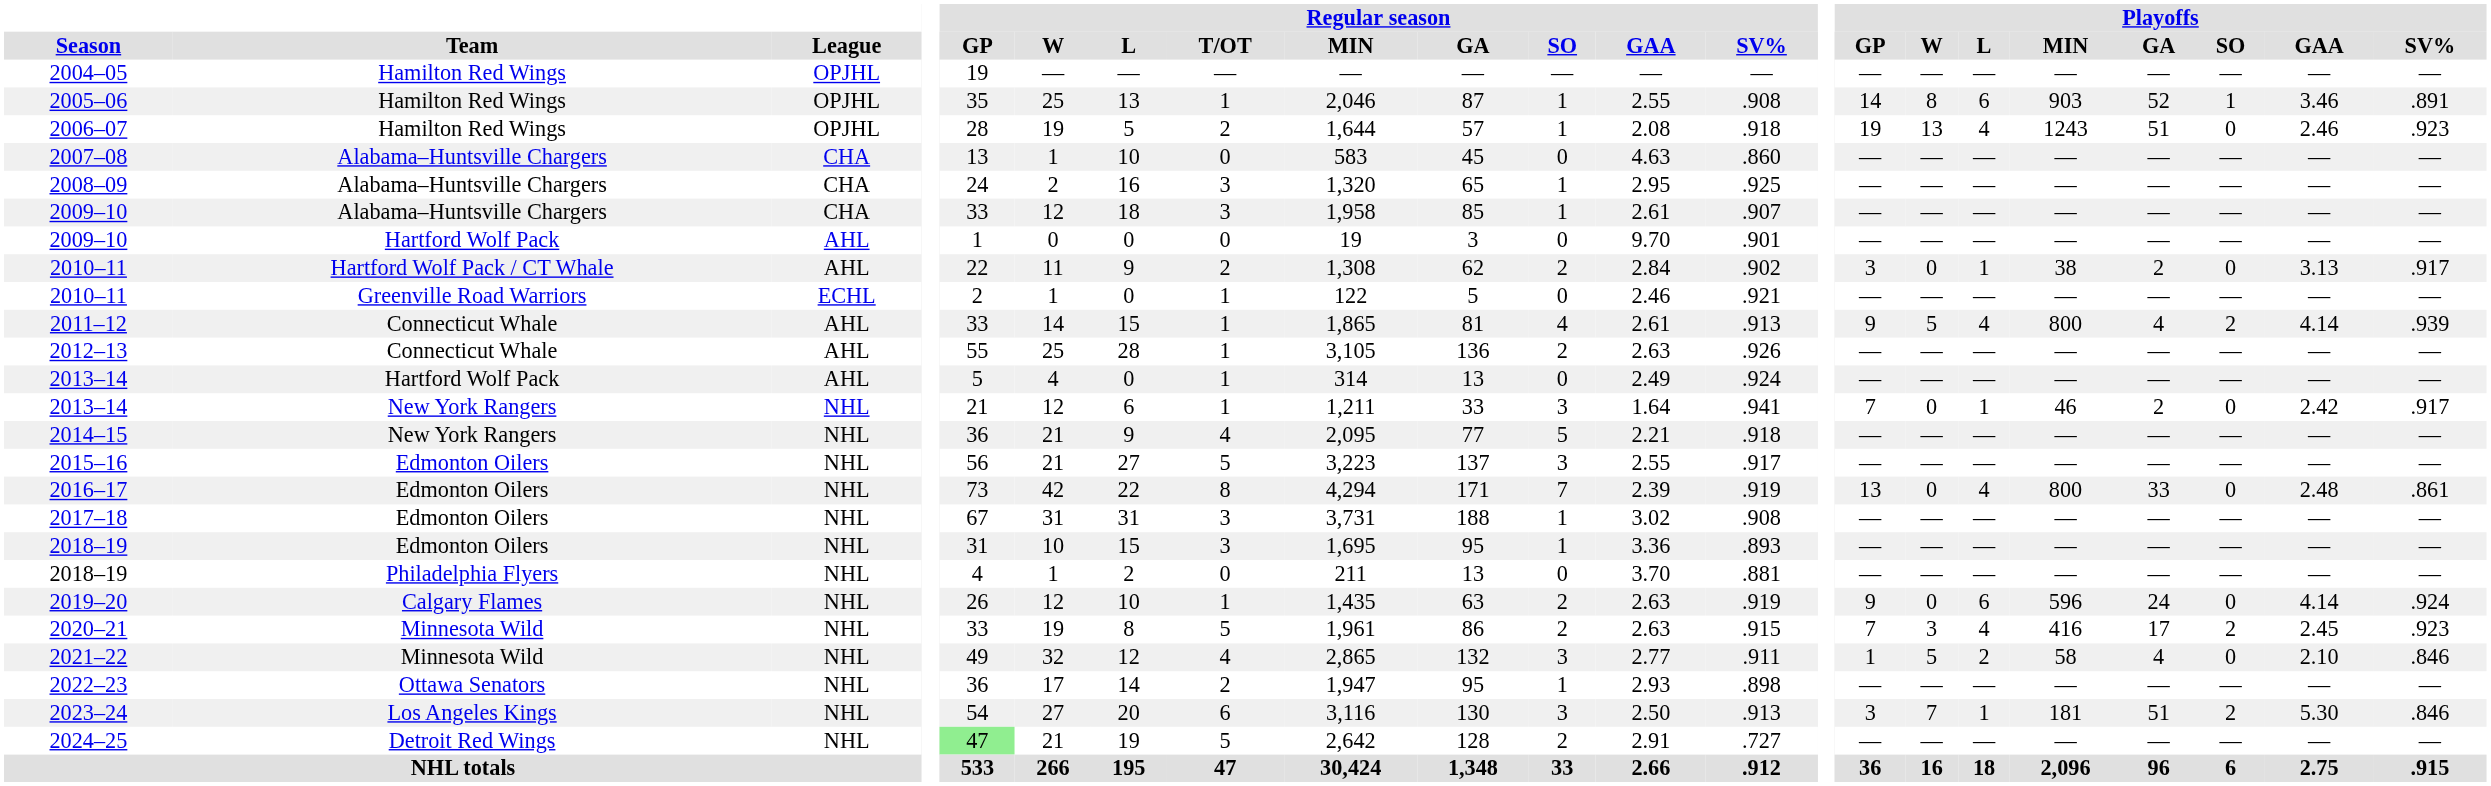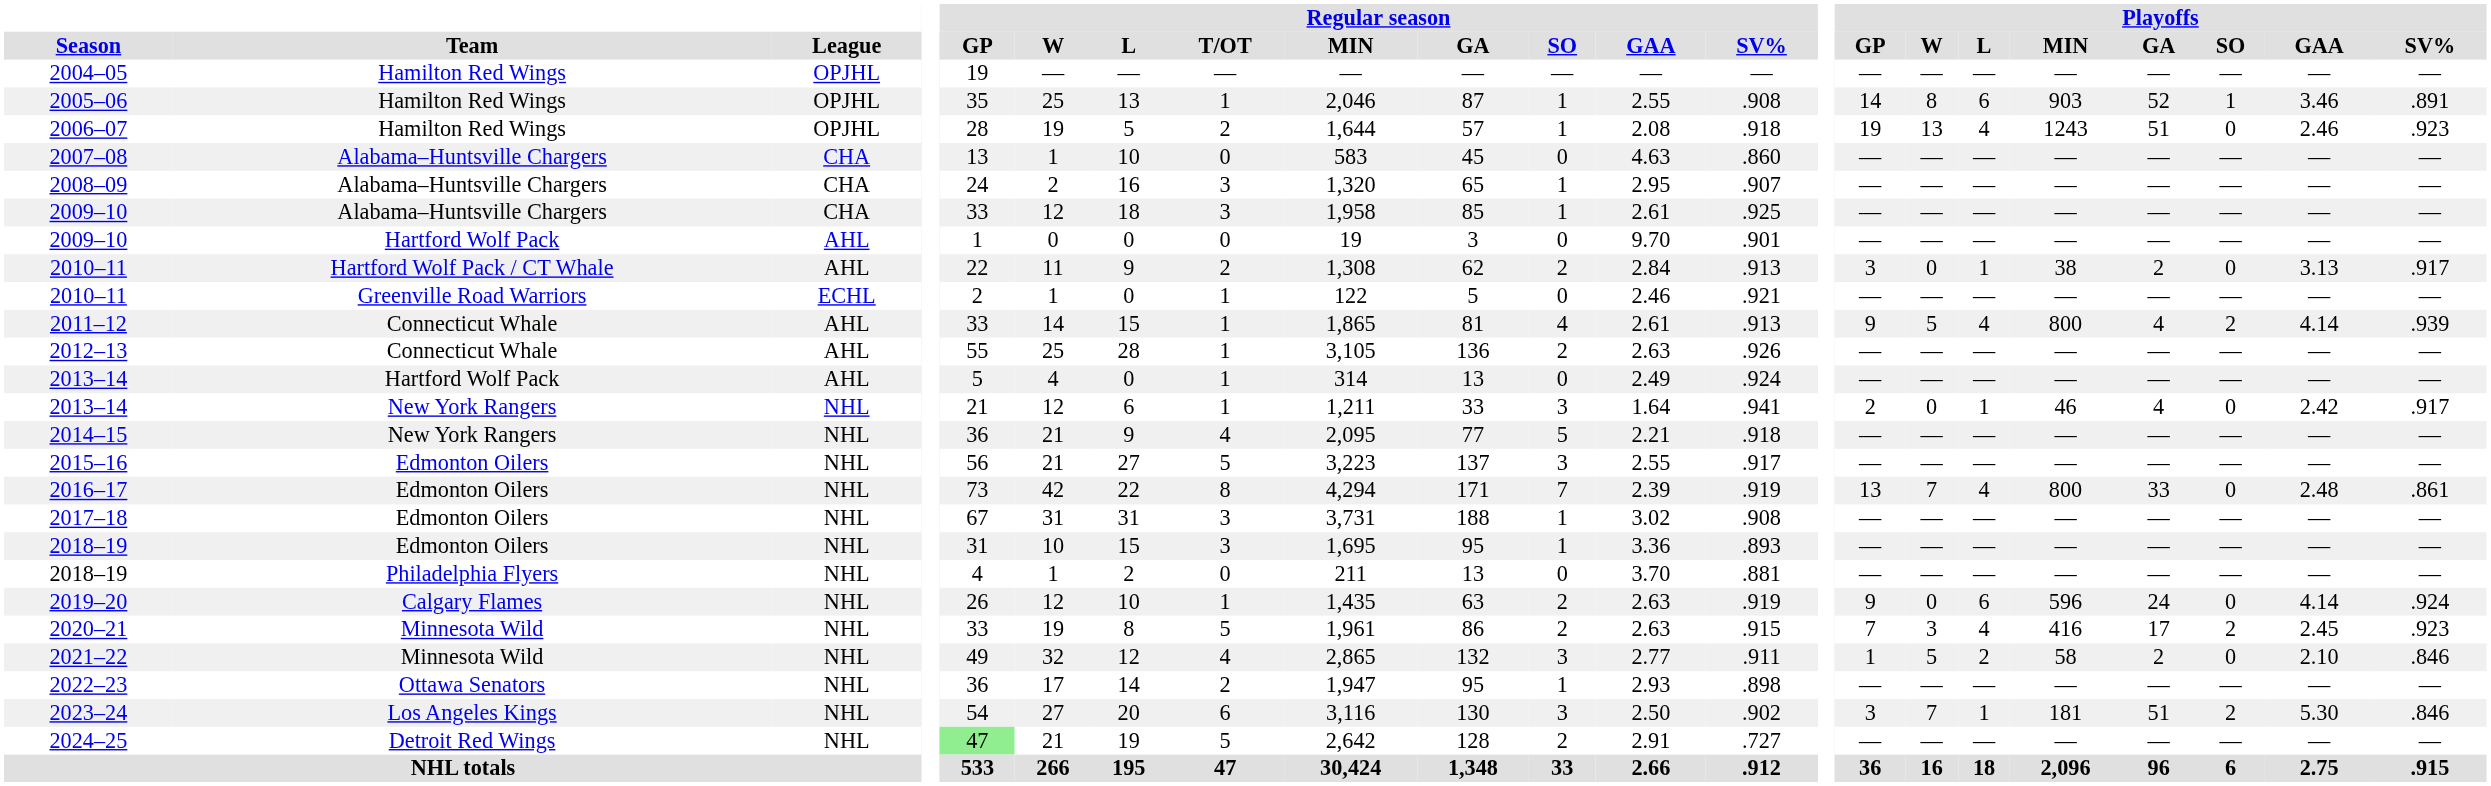(1762, 184) .925 -> (1762, 184) .907
(1762, 212) .907 -> (1762, 212) .925
(1762, 267) .902 -> (1762, 267) .913
(1870, 406) 7 -> (1870, 406) 2
(2159, 406) 2 -> (2159, 406) 4
(1932, 490) 0 -> (1932, 490) 7
(2159, 657) 4 -> (2159, 657) 2
(1762, 712) .913 -> (1762, 712) .902
